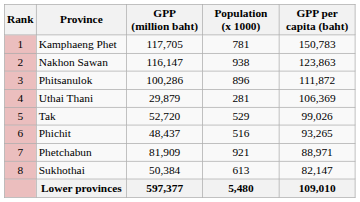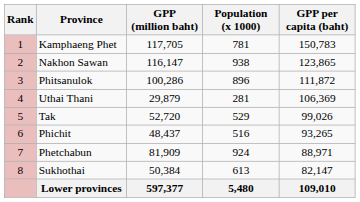(317, 62) 123,863 -> (317, 62) 123,865
(241, 152) 921 -> (241, 152) 924
